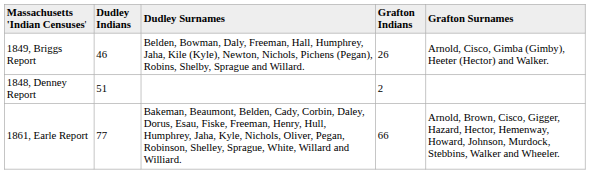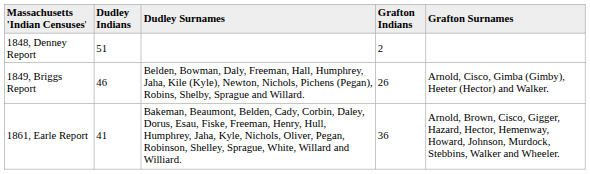rows swapped: (37, 89) <-> (35, 54)
(102, 136) 77 -> (102, 136) 41
(383, 136) 66 -> (383, 136) 36
